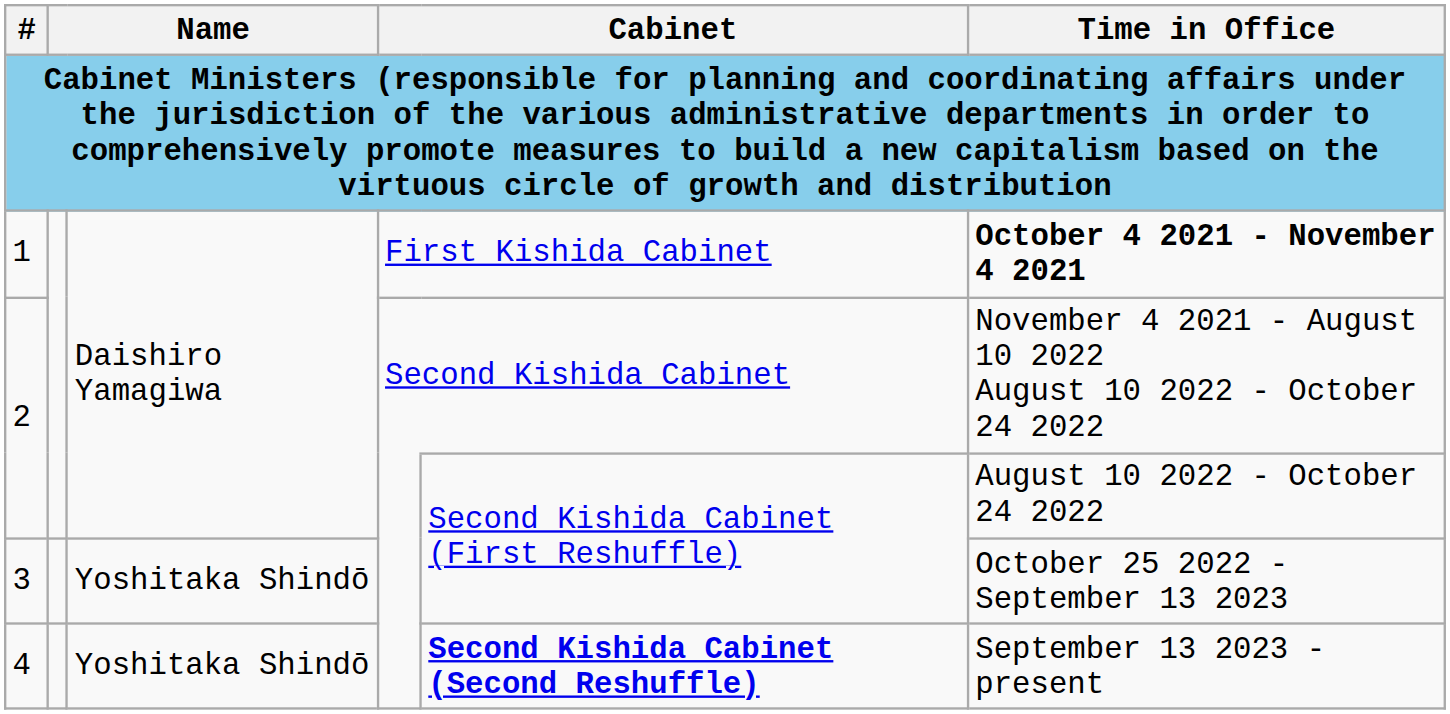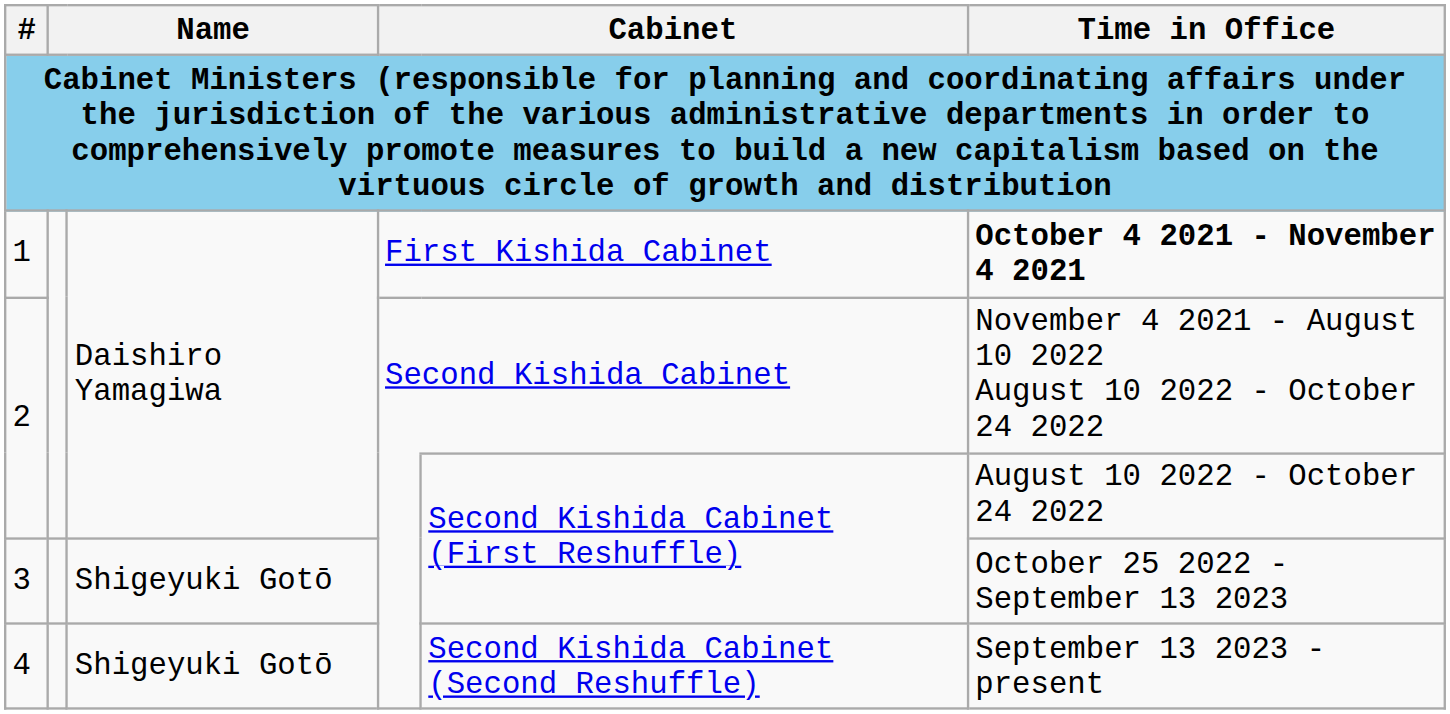(222, 581) Yoshitaka Shindō -> (204, 581) Shigeyuki Gotō
(222, 666) Yoshitaka Shindō -> (204, 666) Shigeyuki Gotō
(631, 666) bold -> (631, 666) normal
